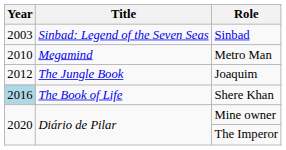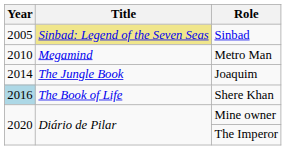(20, 34) 2003 -> (20, 34) 2005
(124, 34) no background -> (124, 34) khaki background
(20, 74) 2012 -> (20, 74) 2014
